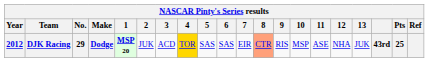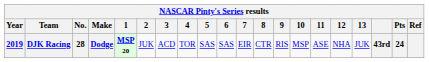(15, 45) 2012 -> (15, 45) 2019
(80, 45) 29 -> (80, 45) 28
(187, 45) gold background -> (187, 45) no background
(263, 45) lightsalmon background -> (263, 45) no background
(400, 45) 25 -> (400, 45) 24
